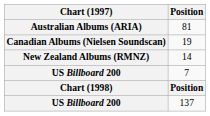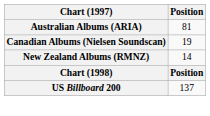- row: (187, 73)
